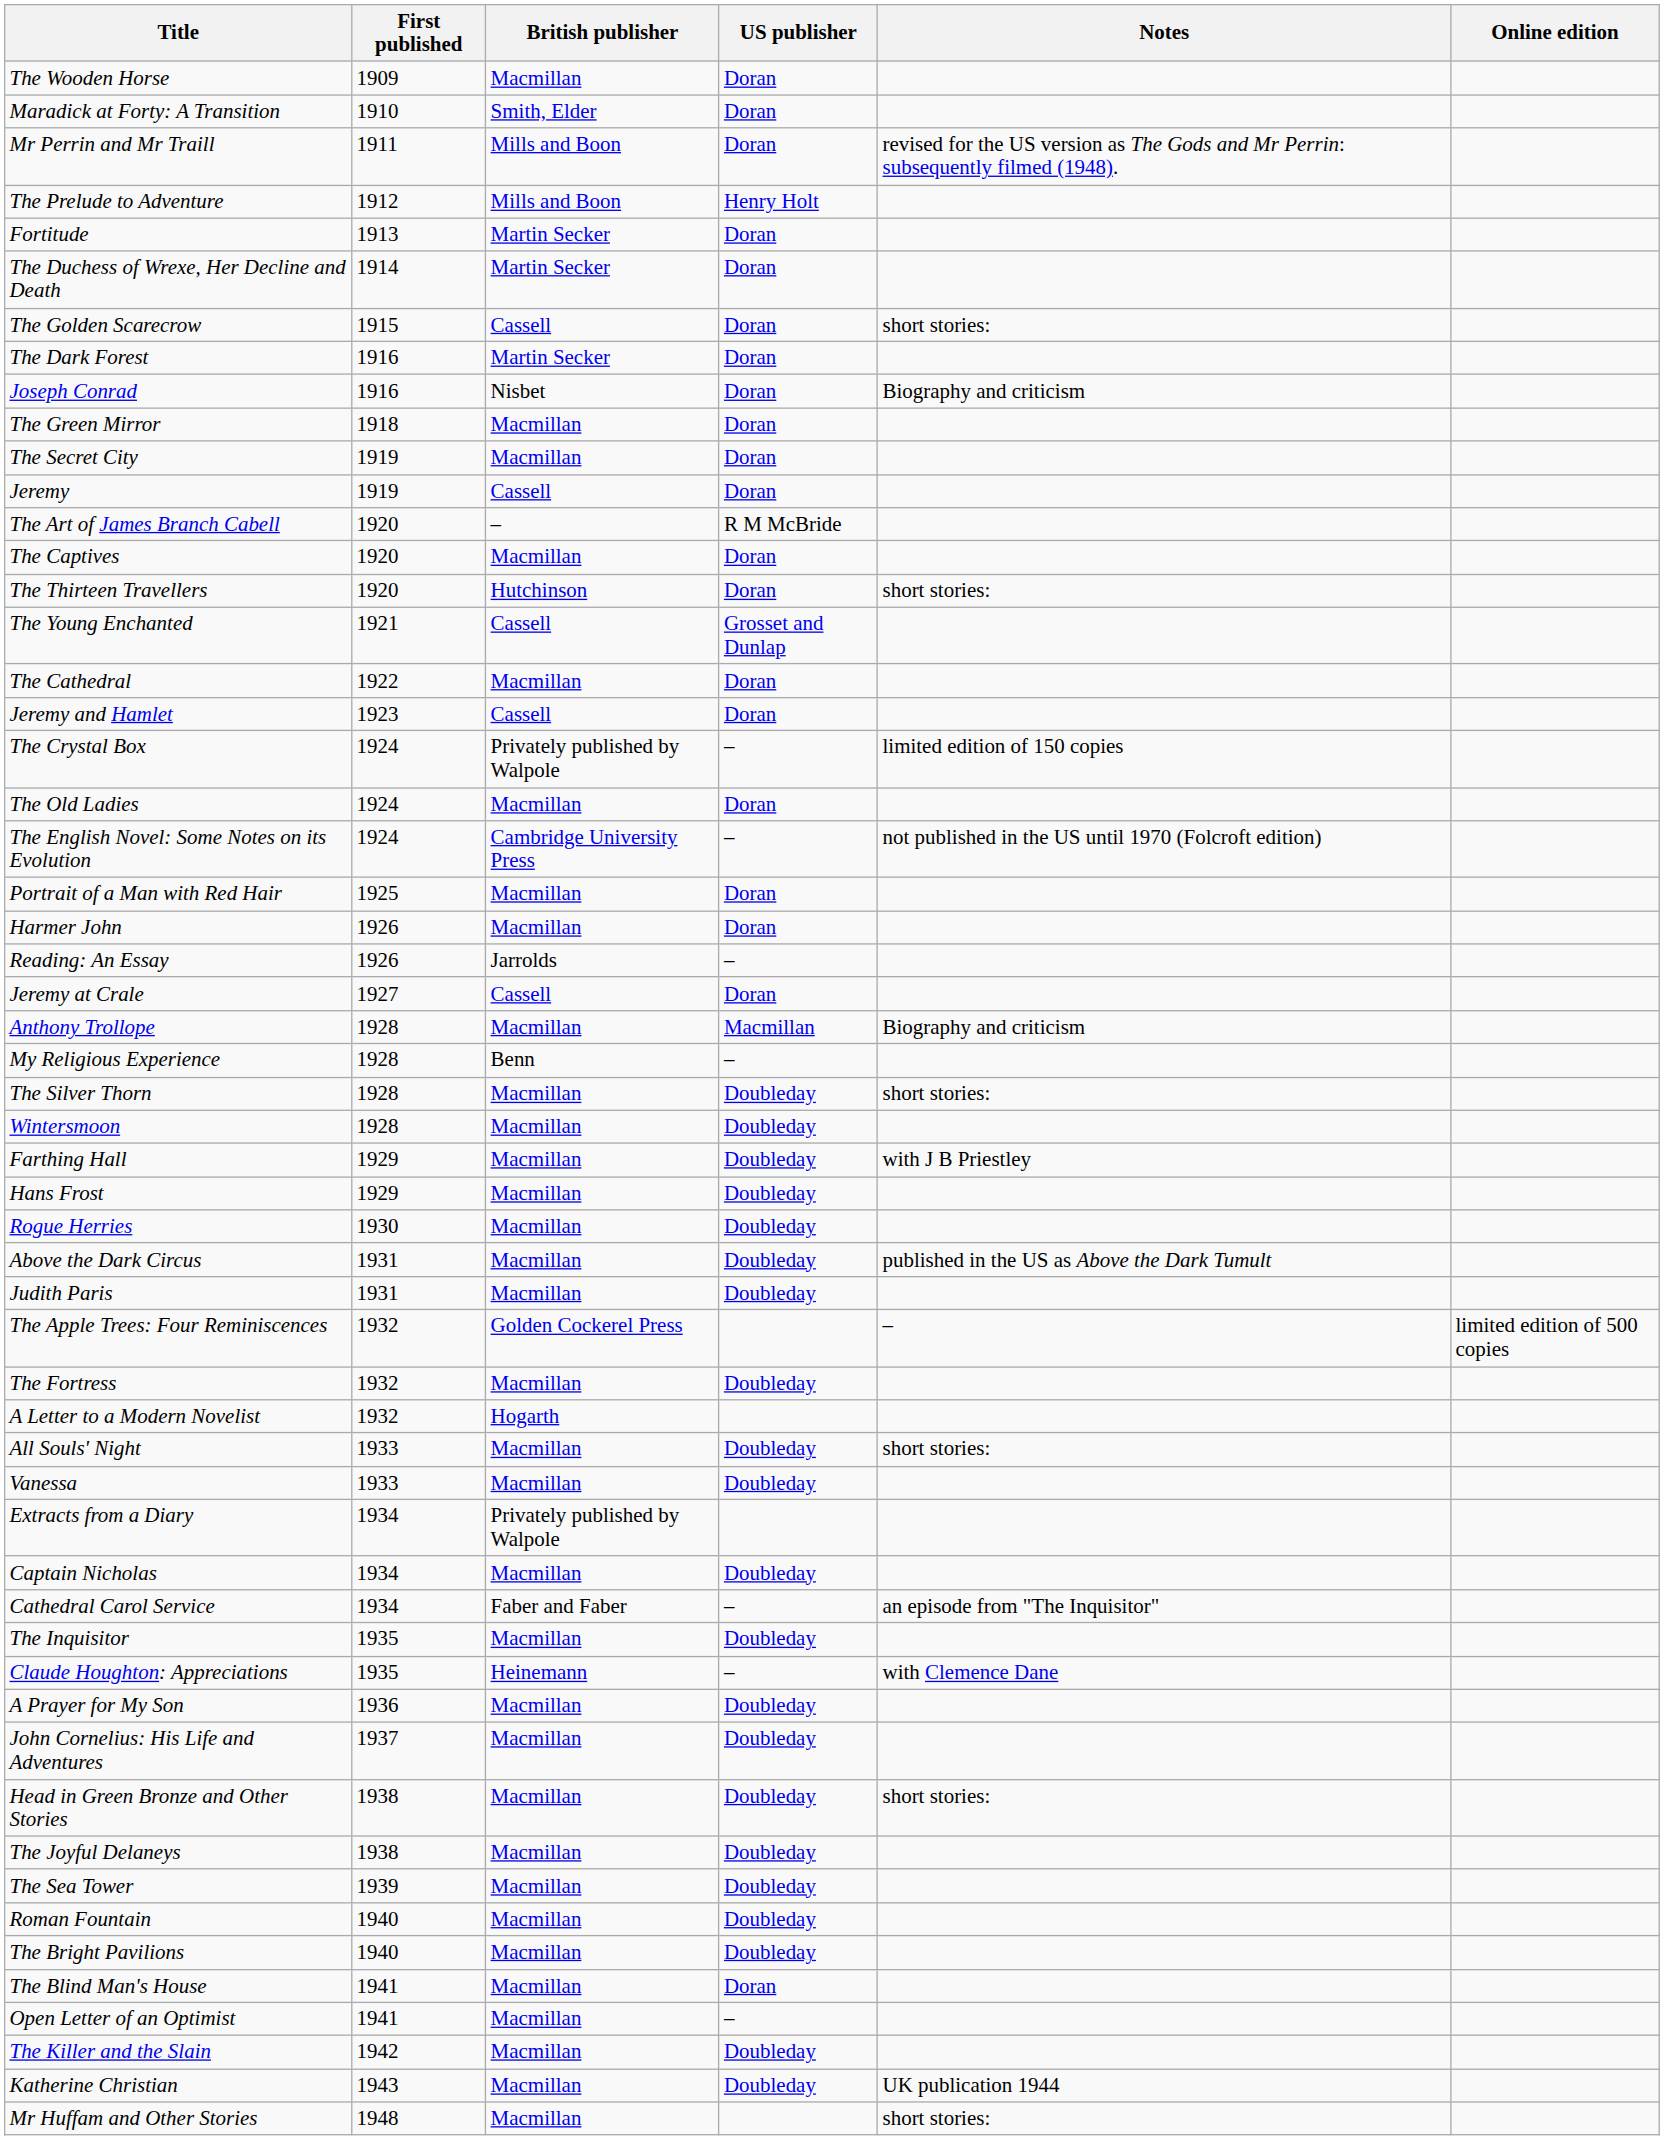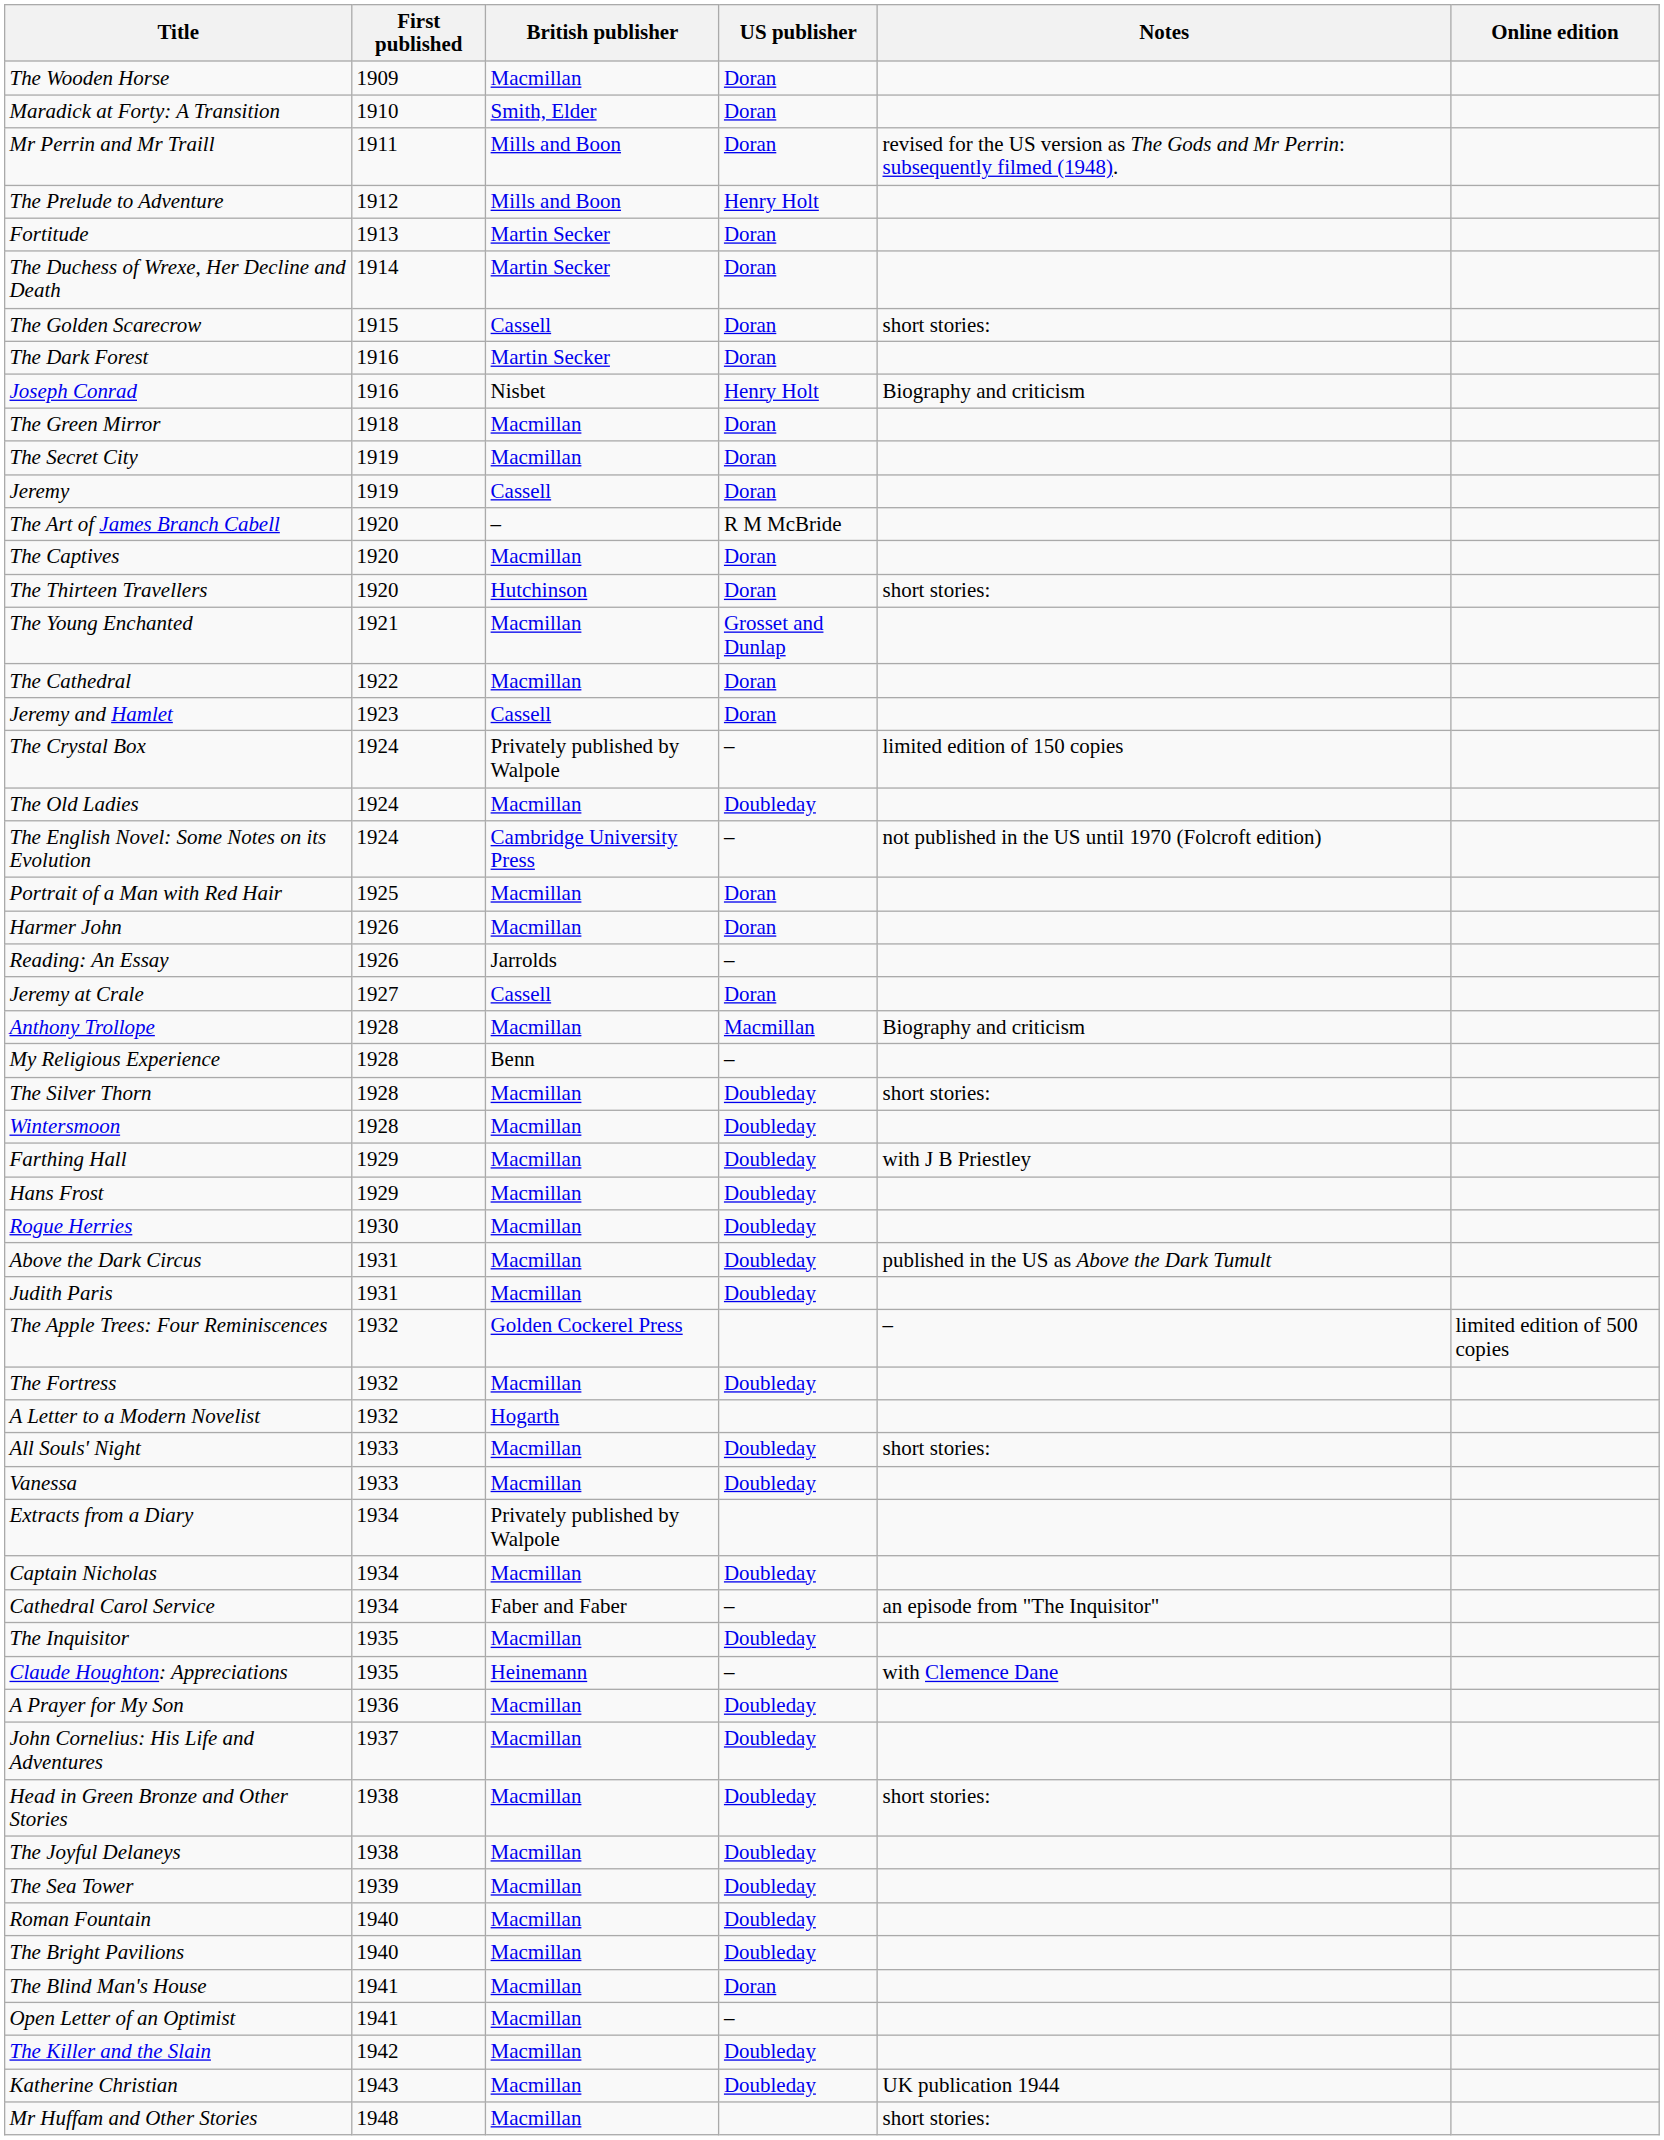(750, 391) Doran -> (771, 391) Henry Holt
(521, 623) Cassell -> (536, 623) Macmillan
(750, 803) Doran -> (770, 803) Doubleday
